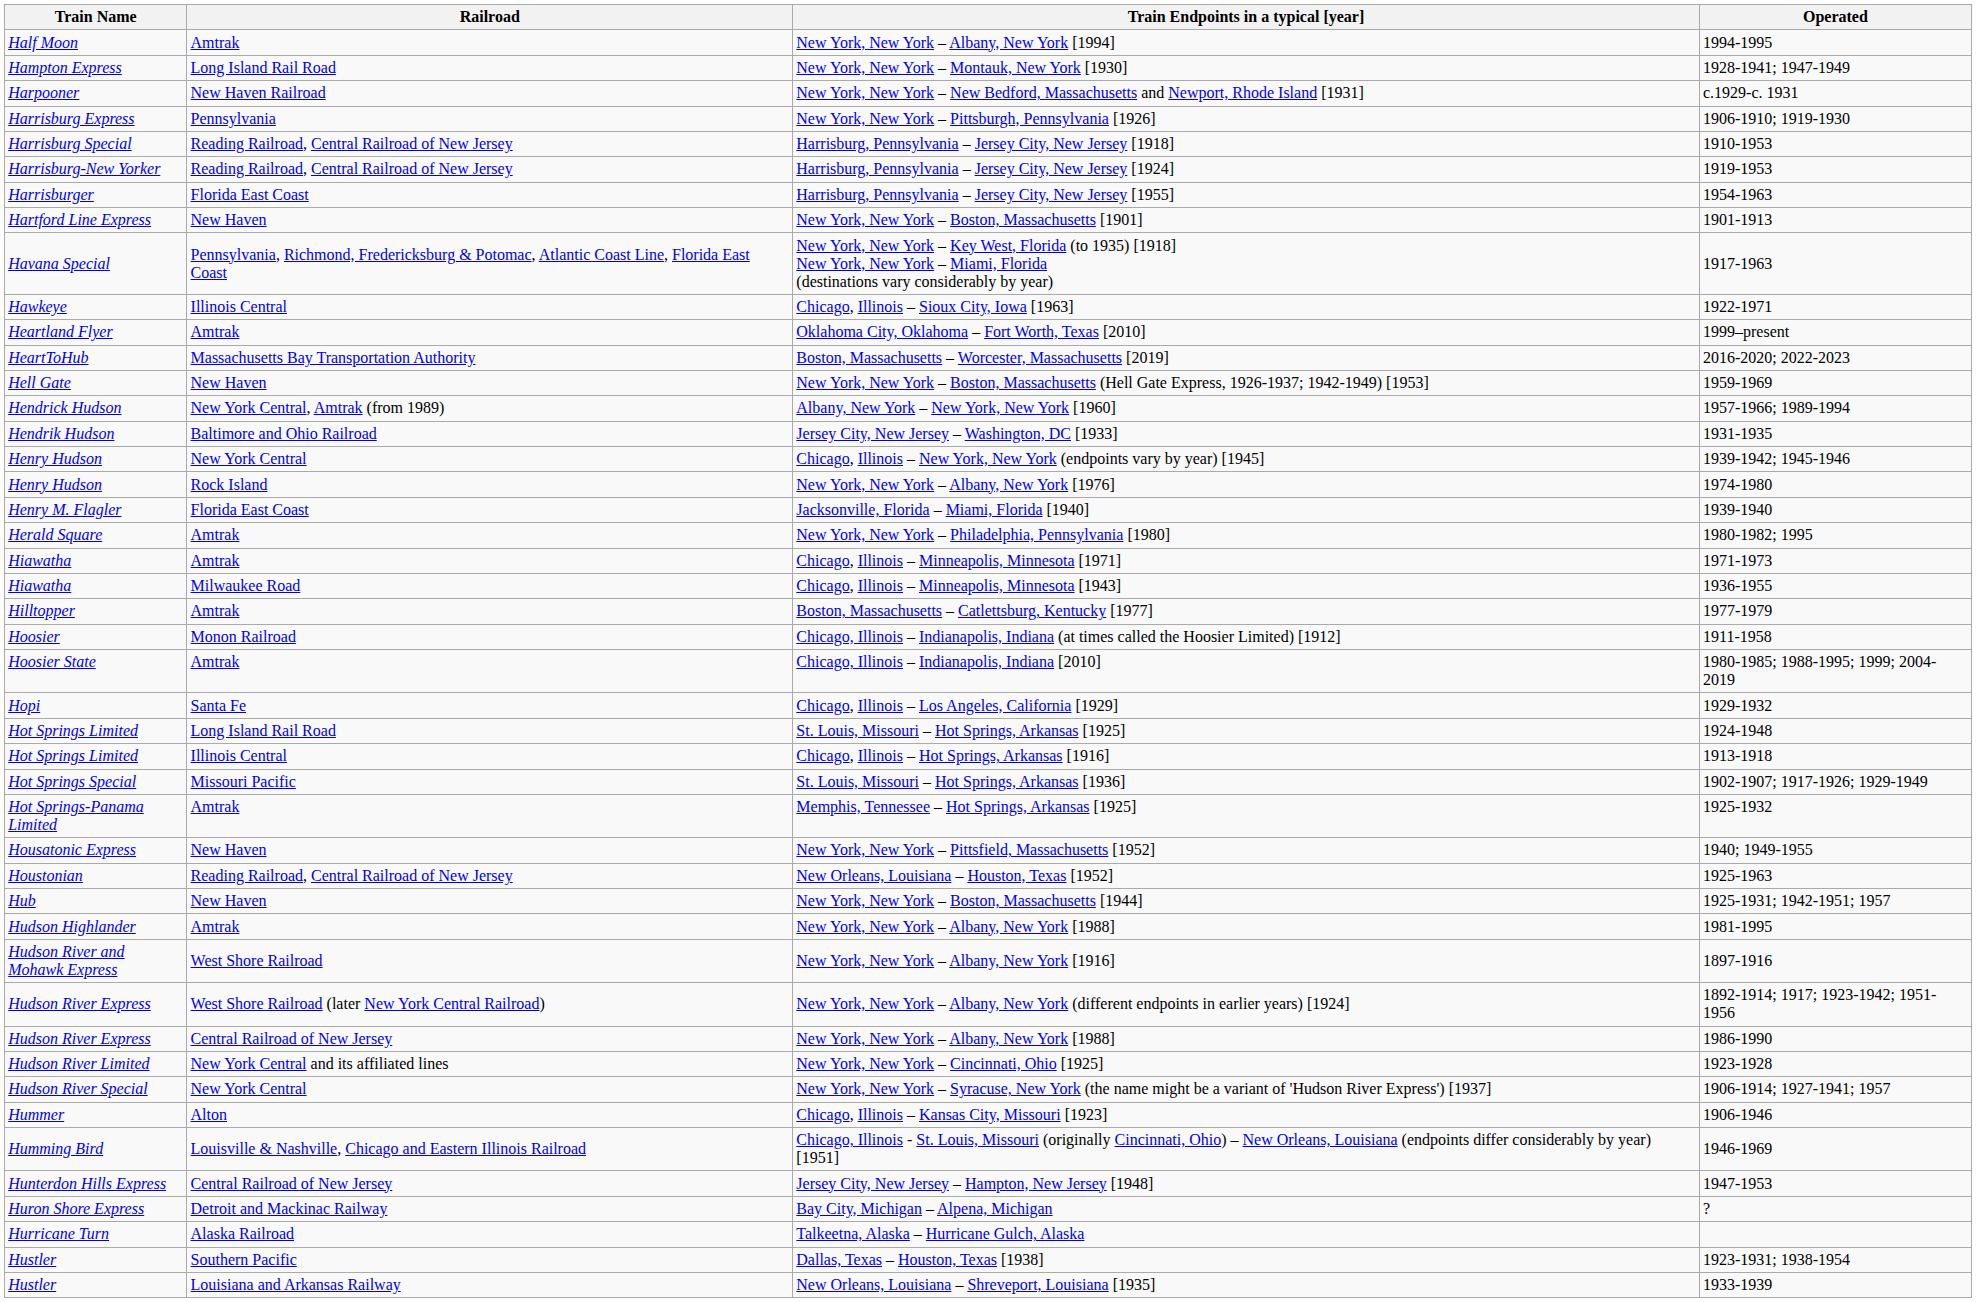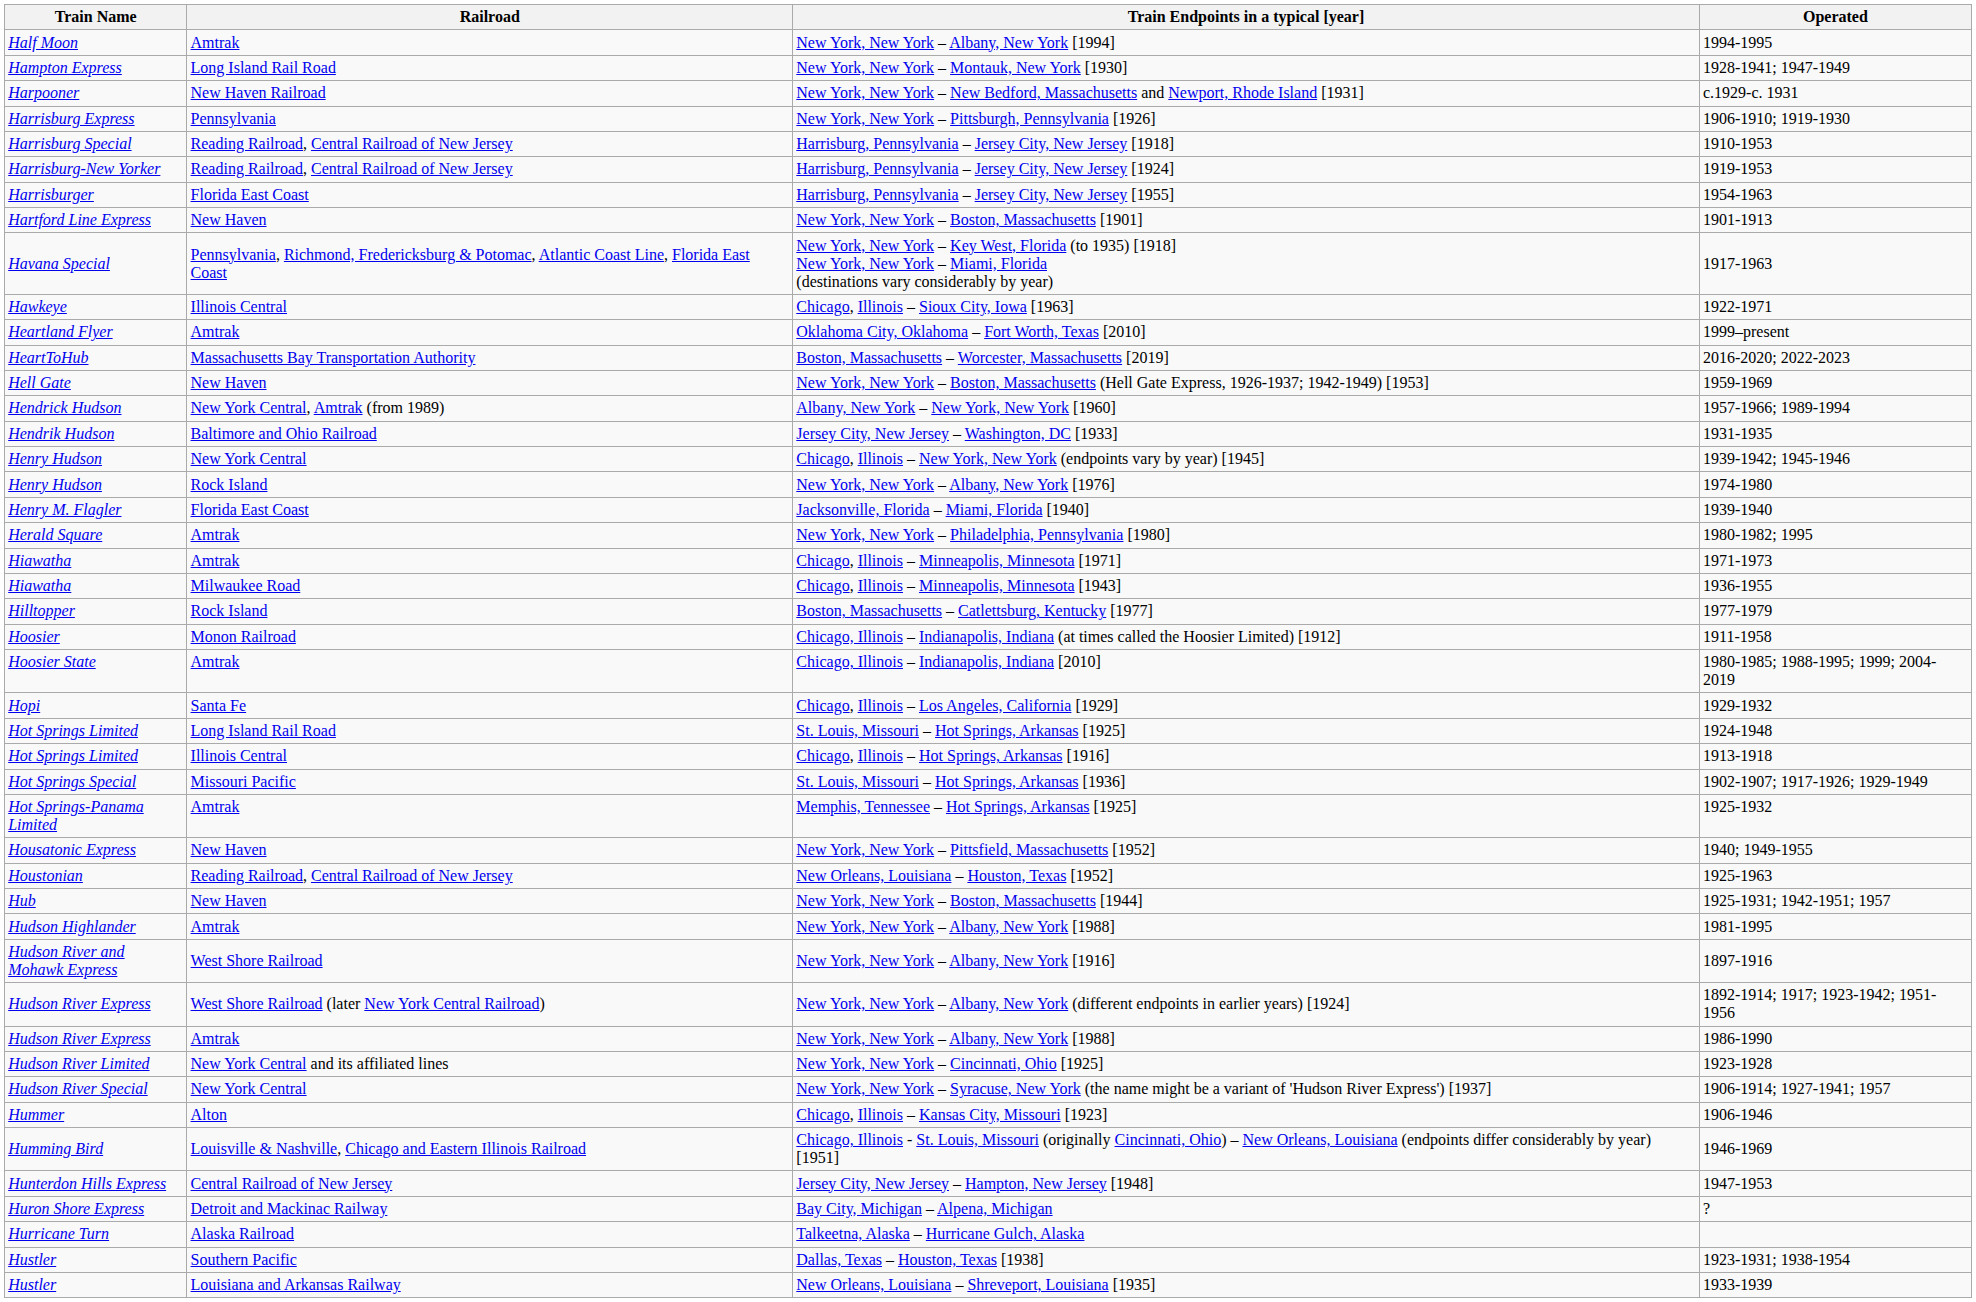(215, 611) Amtrak -> (229, 611) Rock Island
(291, 1038) Central Railroad of New Jersey -> (215, 1038) Amtrak
